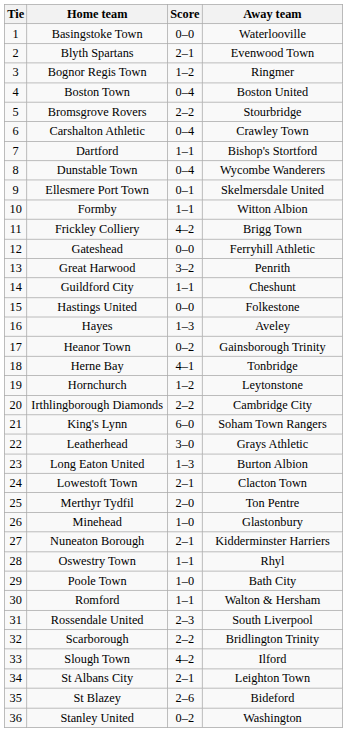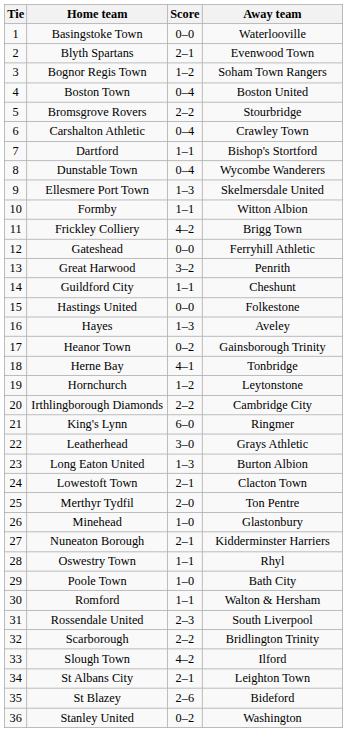(272, 72) Ringmer -> (272, 72) Soham Town Rangers
(185, 190) 0–1 -> (185, 190) 1–3
(272, 424) Soham Town Rangers -> (272, 424) Ringmer
